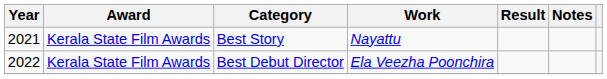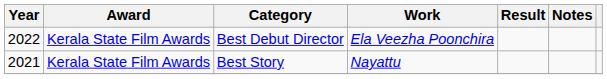rows swapped: (250, 39) <-> (280, 62)
